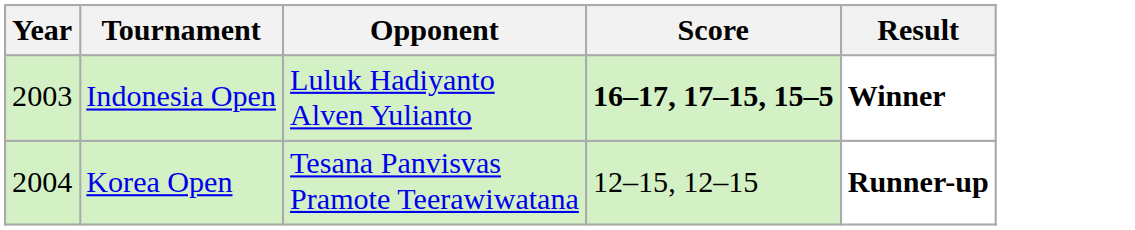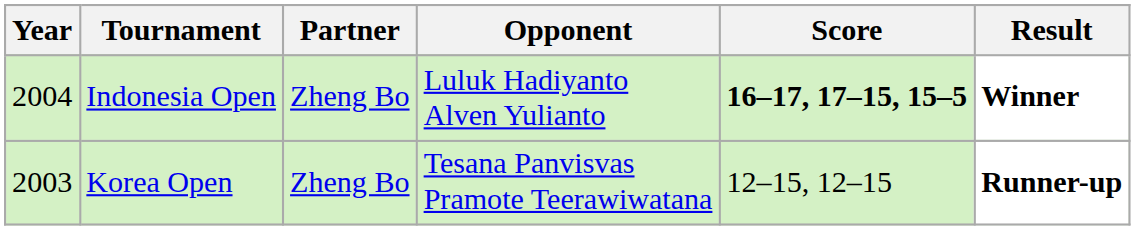+ column: (350, 29)
(42, 97) 2003 -> (42, 97) 2004
(42, 182) 2004 -> (42, 182) 2003
